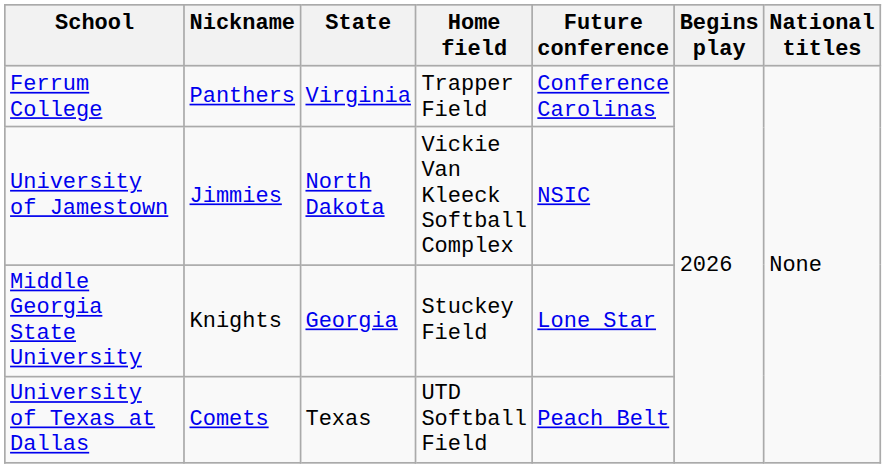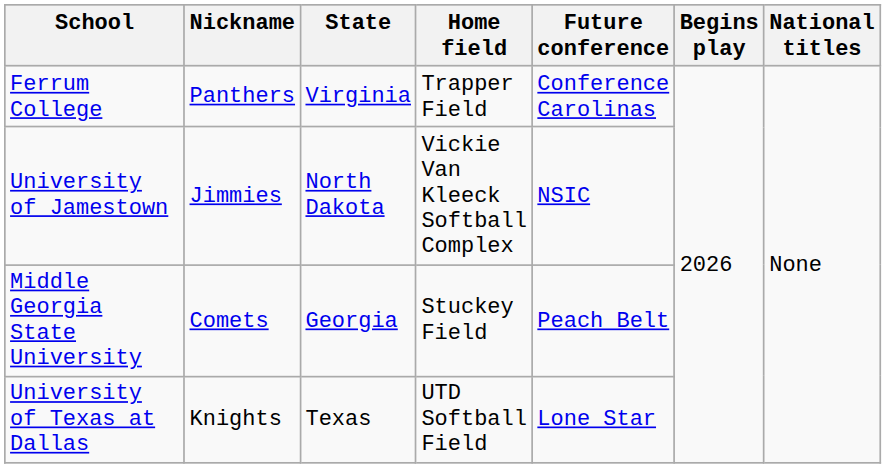(236, 320) Knights -> (229, 320) Comets
(597, 320) Lone Star -> (603, 320) Peach Belt
(229, 419) Comets -> (236, 419) Knights
(603, 419) Peach Belt -> (597, 419) Lone Star
